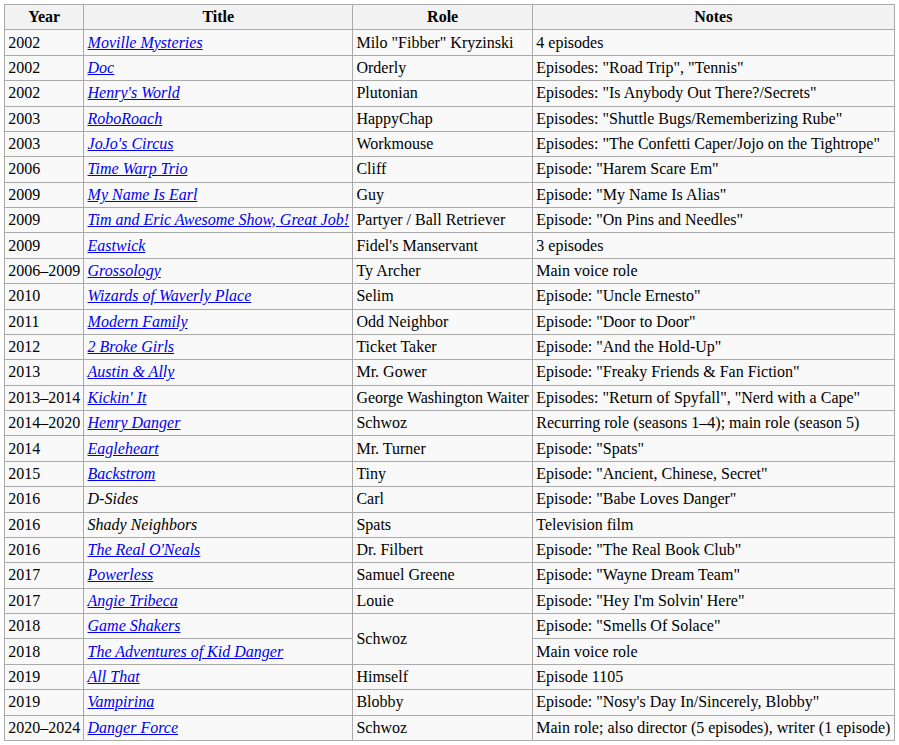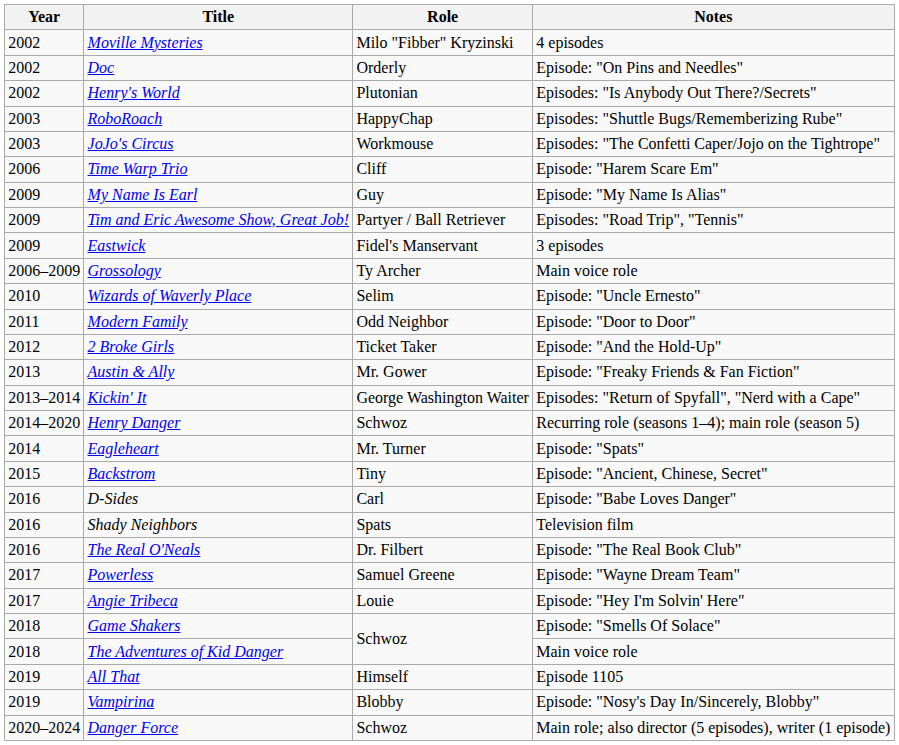(640, 67) Episodes: "Road Trip", "Tennis" -> (640, 67) Episode: "On Pins and Needles"
(640, 220) Episode: "On Pins and Needles" -> (640, 220) Episodes: "Road Trip", "Tennis"
